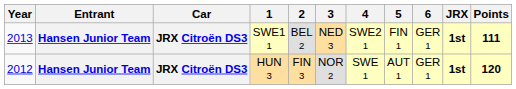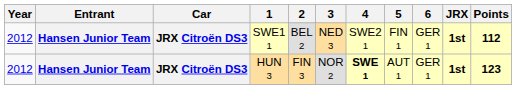(20, 38) 2013 -> (20, 38) 2012
(491, 38) 111 -> (491, 38) 112
(365, 69) normal -> (365, 69) bold
(491, 69) 120 -> (491, 69) 123
